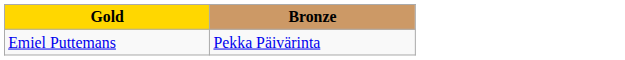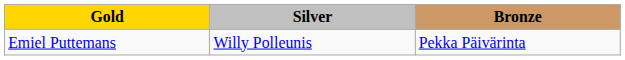+ column: (312, 17)
